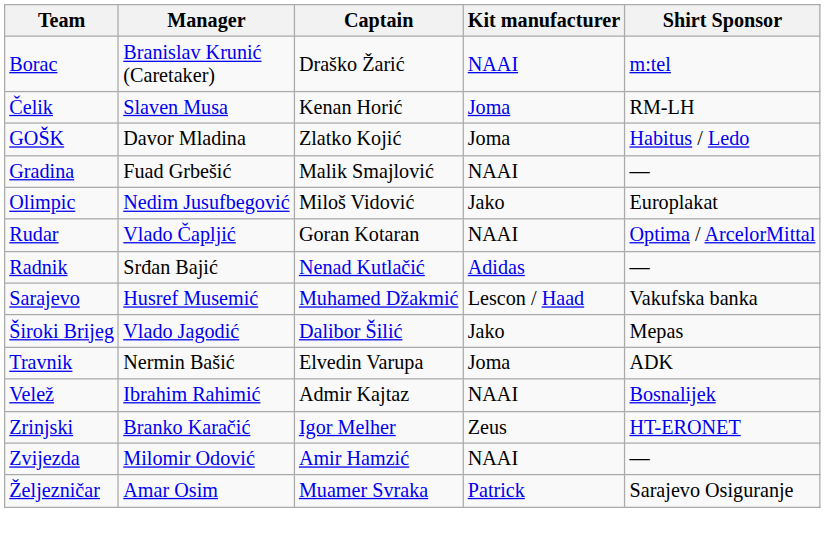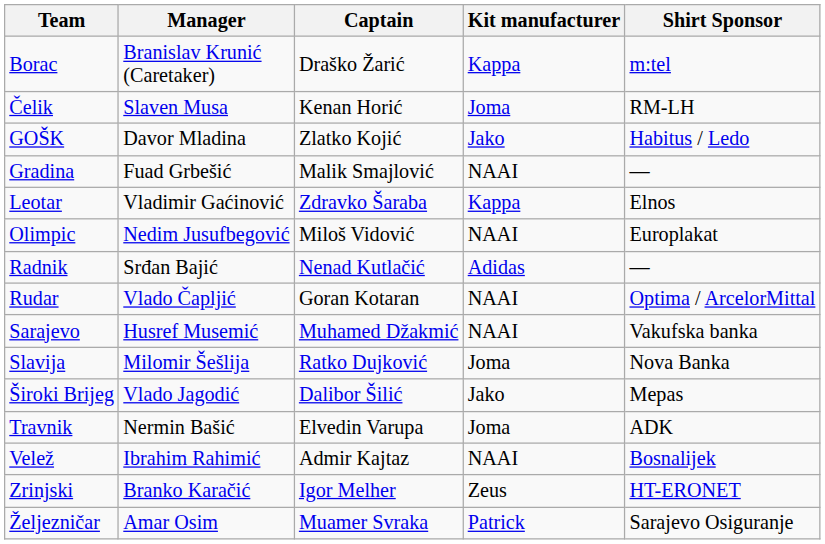(493, 63) NAAI -> (494, 63) Kappa
(489, 139) Joma -> (486, 139) Jako
+ row: (36, 203)
(486, 203) Jako -> (493, 235) NAAI
rows swapped: (38, 266) <-> (34, 235)
(526, 298) Lescon / Haad -> (493, 330) NAAI
+ row: (37, 362)
- row: (45, 458)
